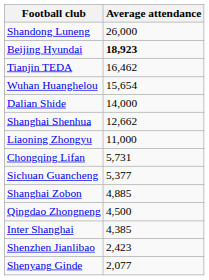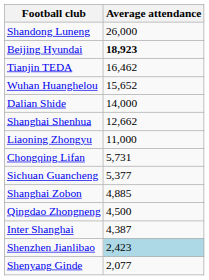(122, 85) 15,654 -> (122, 85) 15,652
(119, 229) 4,385 -> (119, 229) 4,387
(119, 247) no background -> (119, 247) lightblue background
